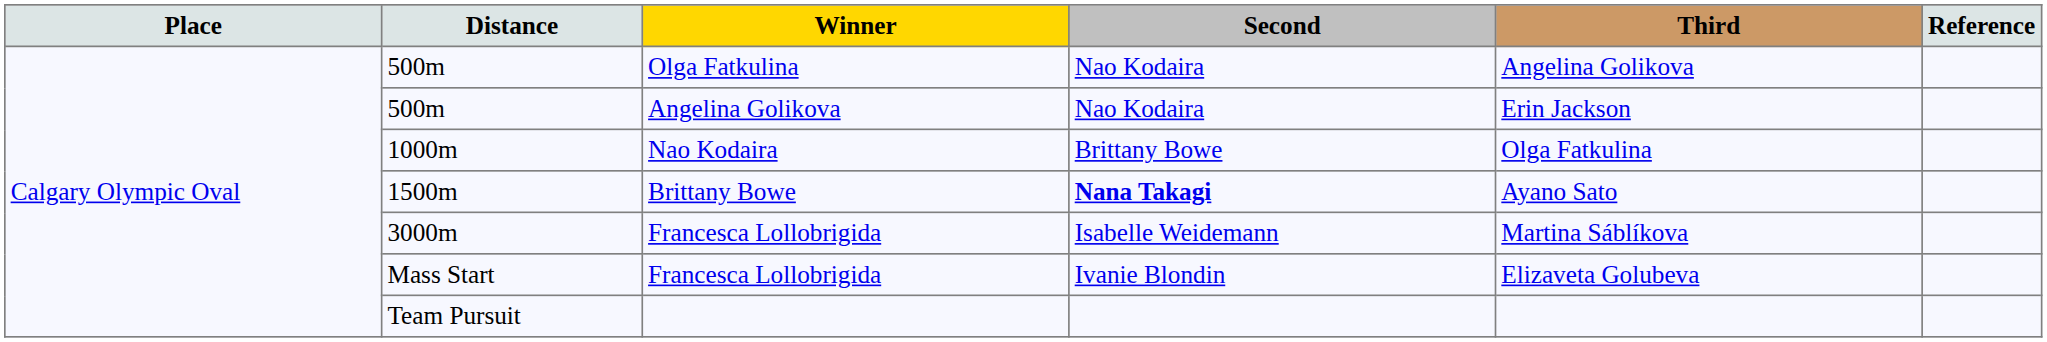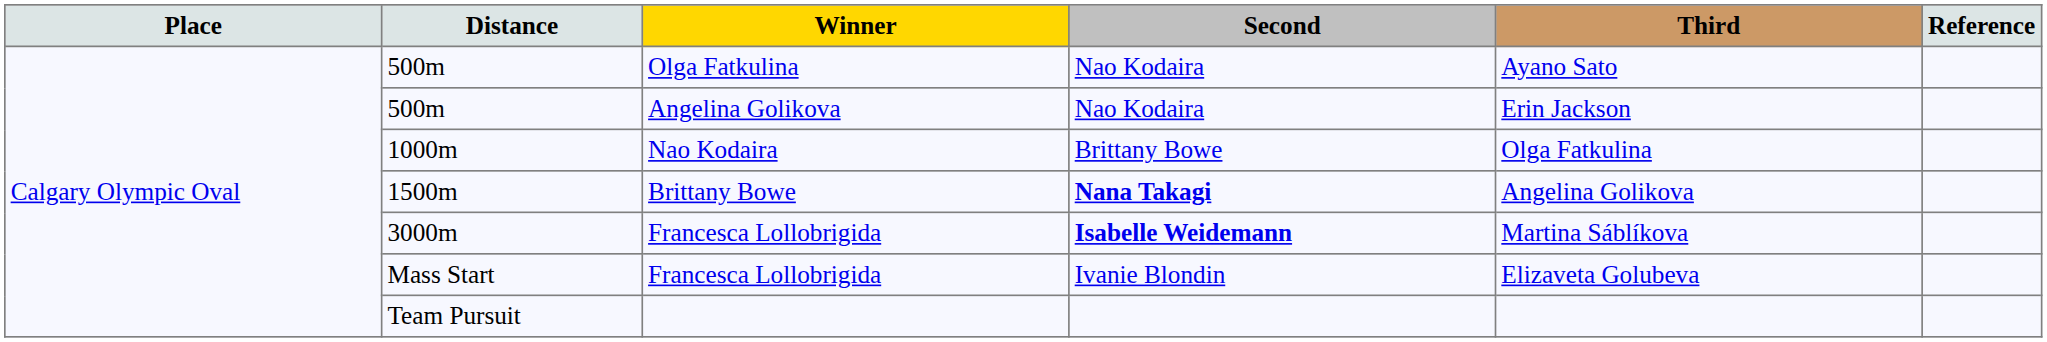(1598, 66) Angelina Golikova -> (1559, 66) Ayano Sato
(1559, 191) Ayano Sato -> (1598, 191) Angelina Golikova
(1177, 232) normal -> (1183, 232) bold
